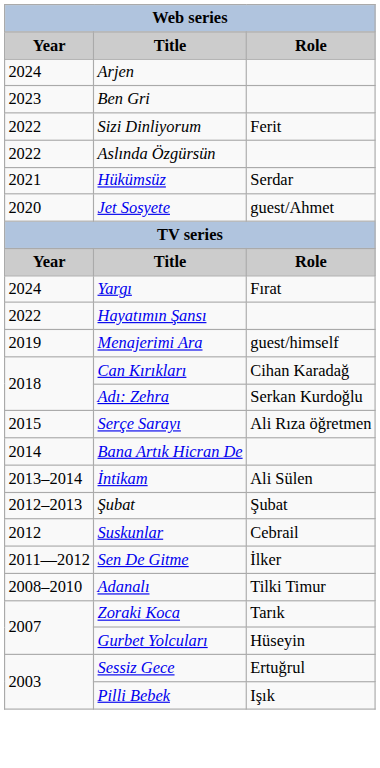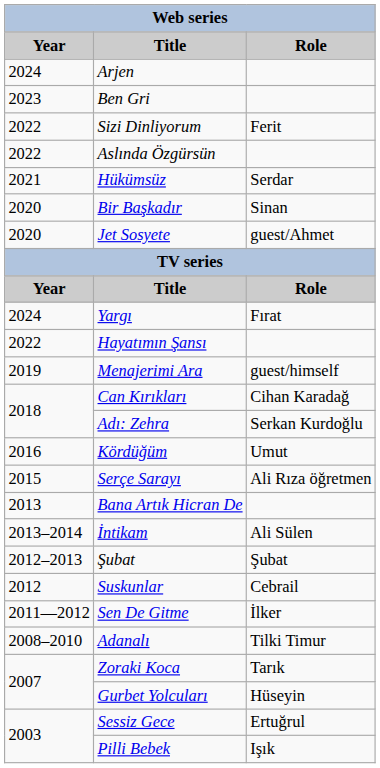+ row: (140, 207)
+ row: (132, 451)
(25, 451) 2014 -> (25, 505) 2013
